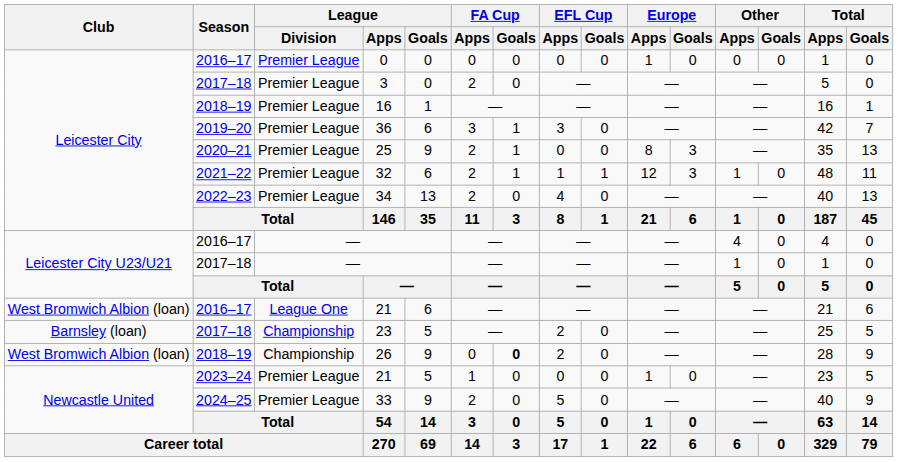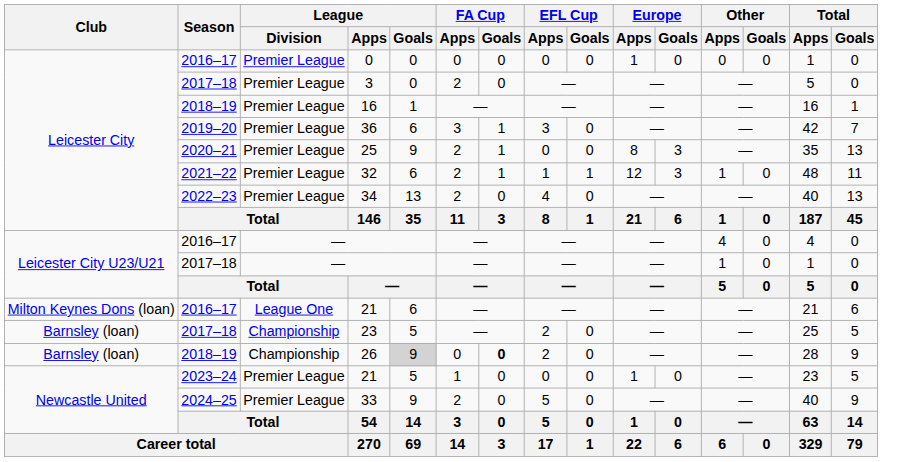(99, 309) West Bromwich Albion (loan) -> (91, 309) Milton Keynes Dons (loan)
(99, 354) West Bromwich Albion (loan) -> (91, 354) Barnsley (loan)
(428, 354) no background -> (413, 354) lightgrey background
